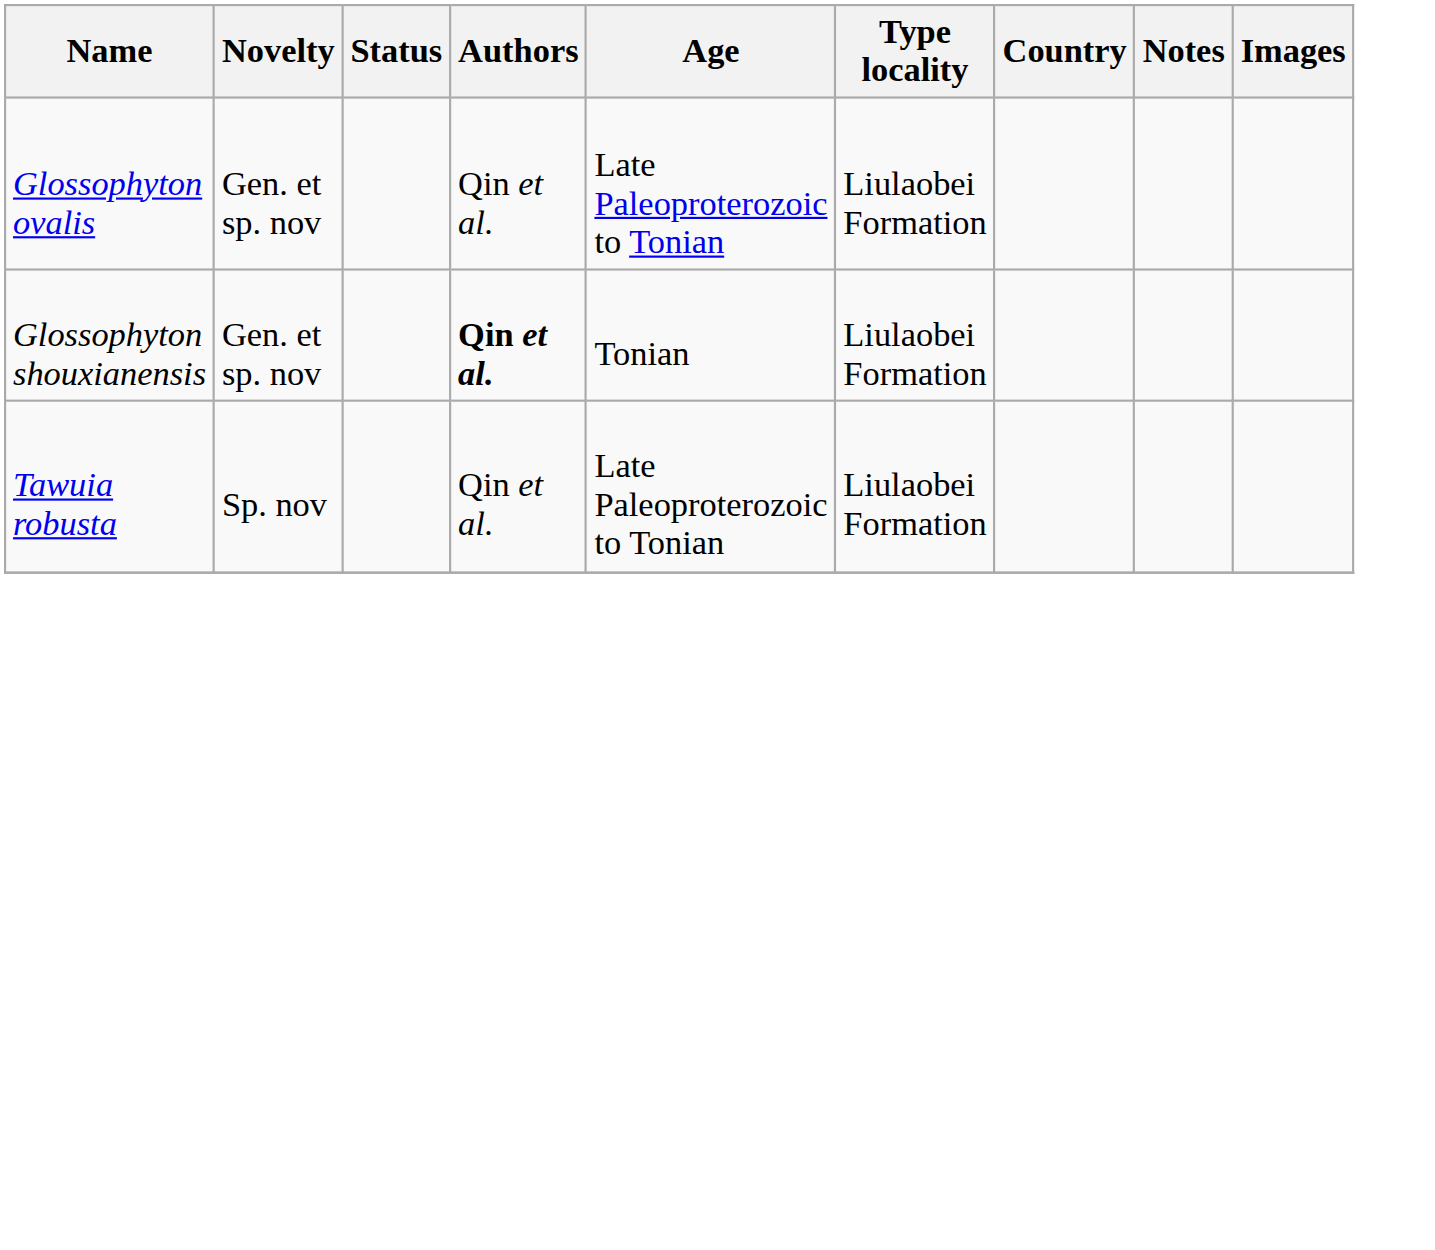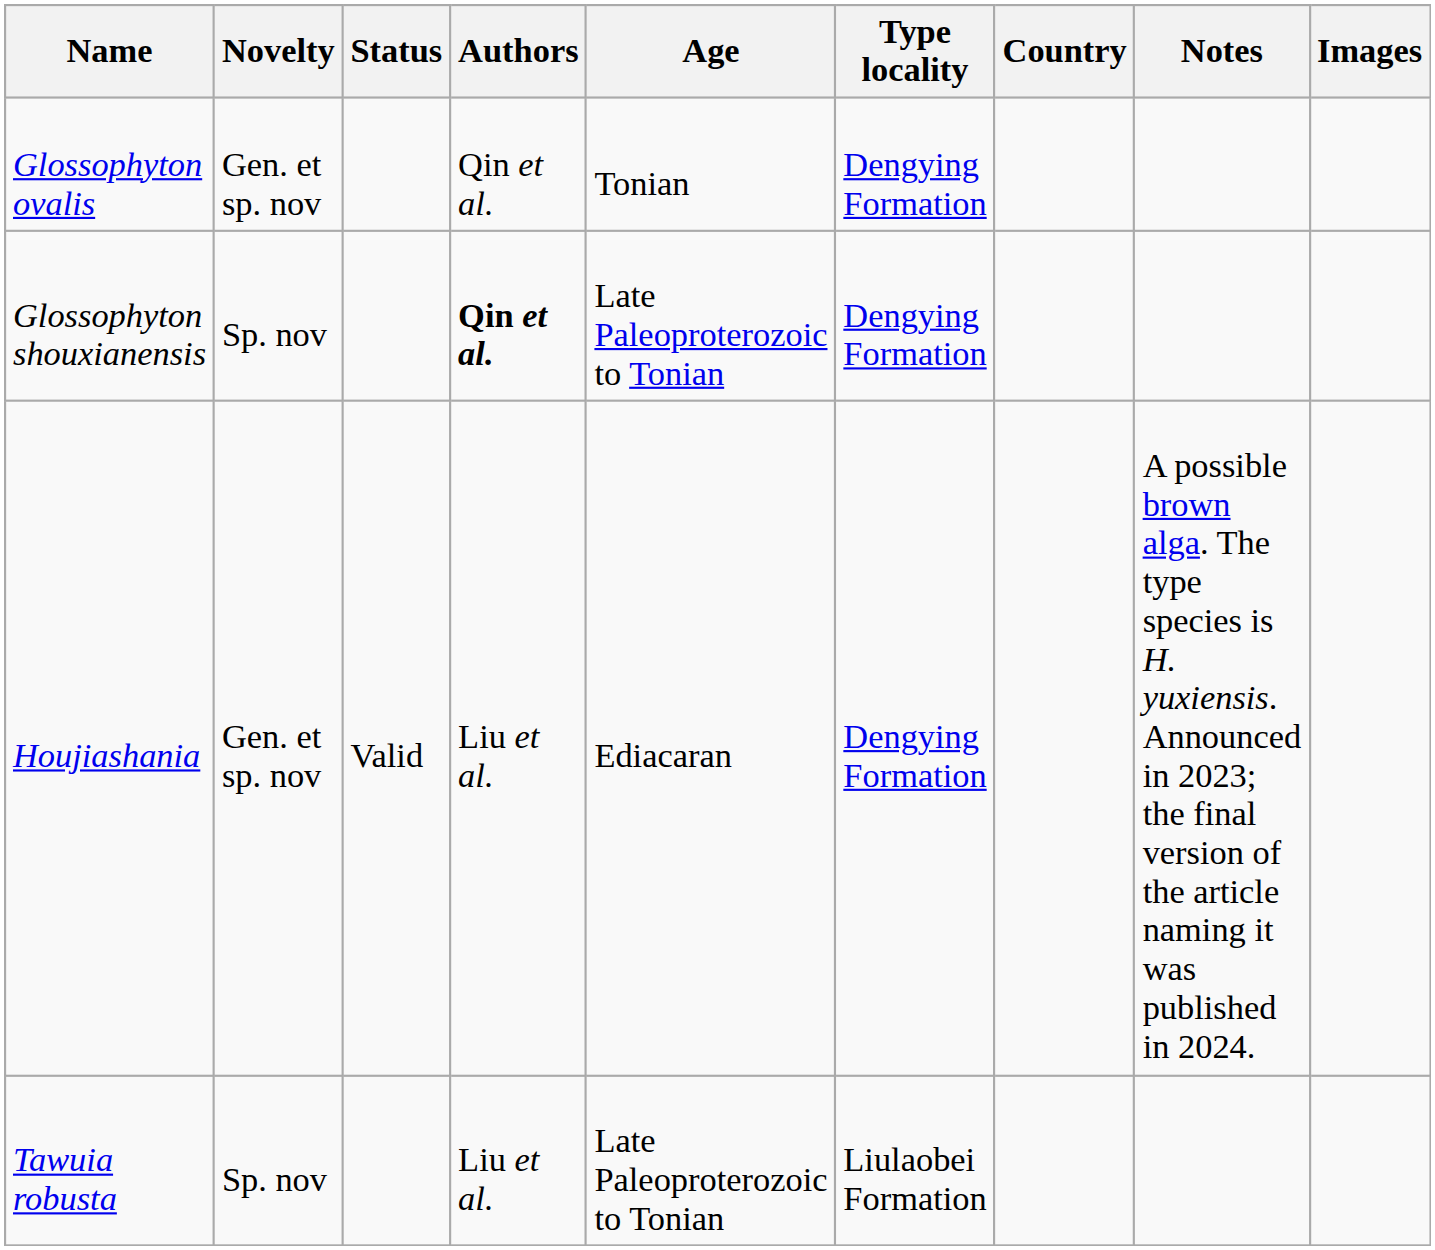(711, 202) Late Paleoproterozoic to Tonian -> (642, 183) Tonian
(915, 202) Liulaobei Formation -> (915, 183) Dengying Formation
(272, 353) Gen. et sp. nov -> (274, 334) Sp. nov
(642, 353) Tonian -> (711, 334) Late Paleoproterozoic to Tonian
(915, 353) Liulaobei Formation -> (915, 334) Dengying Formation
+ row: (107, 756)
(501, 505) Qin et al. -> (499, 1178) Liu et al.
